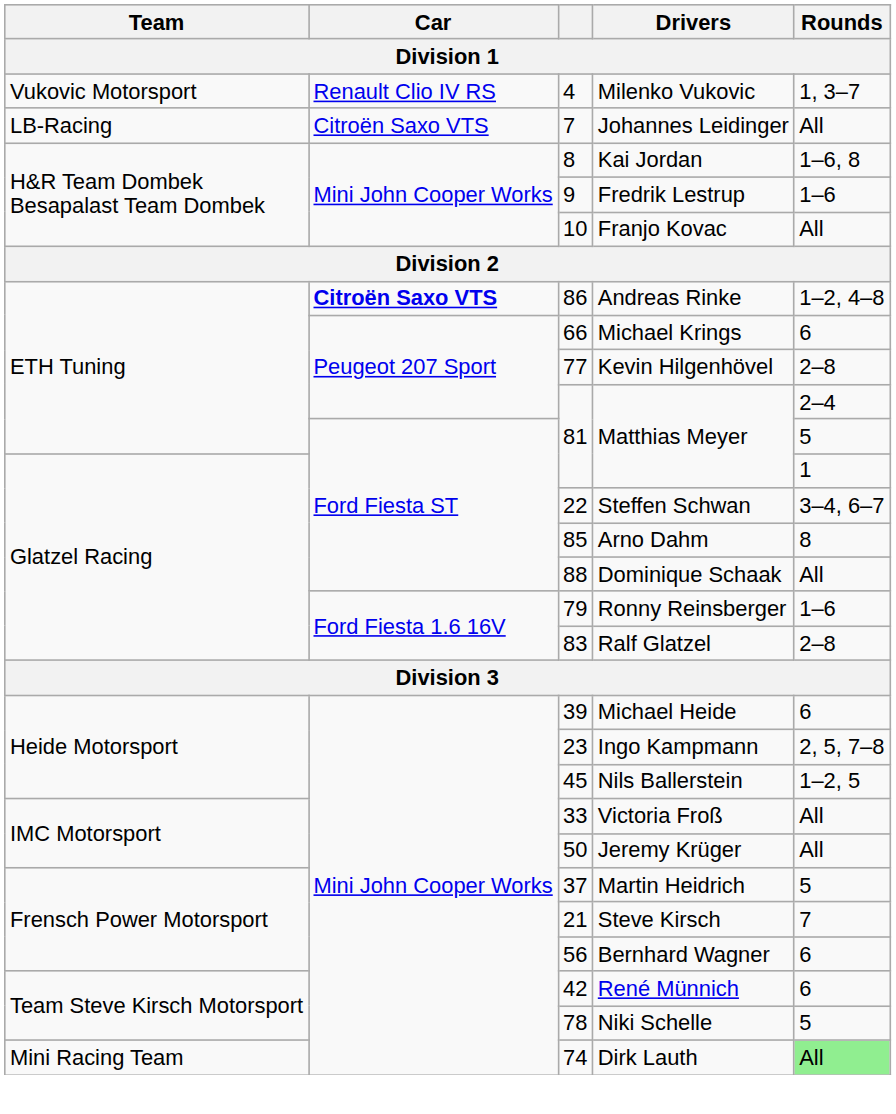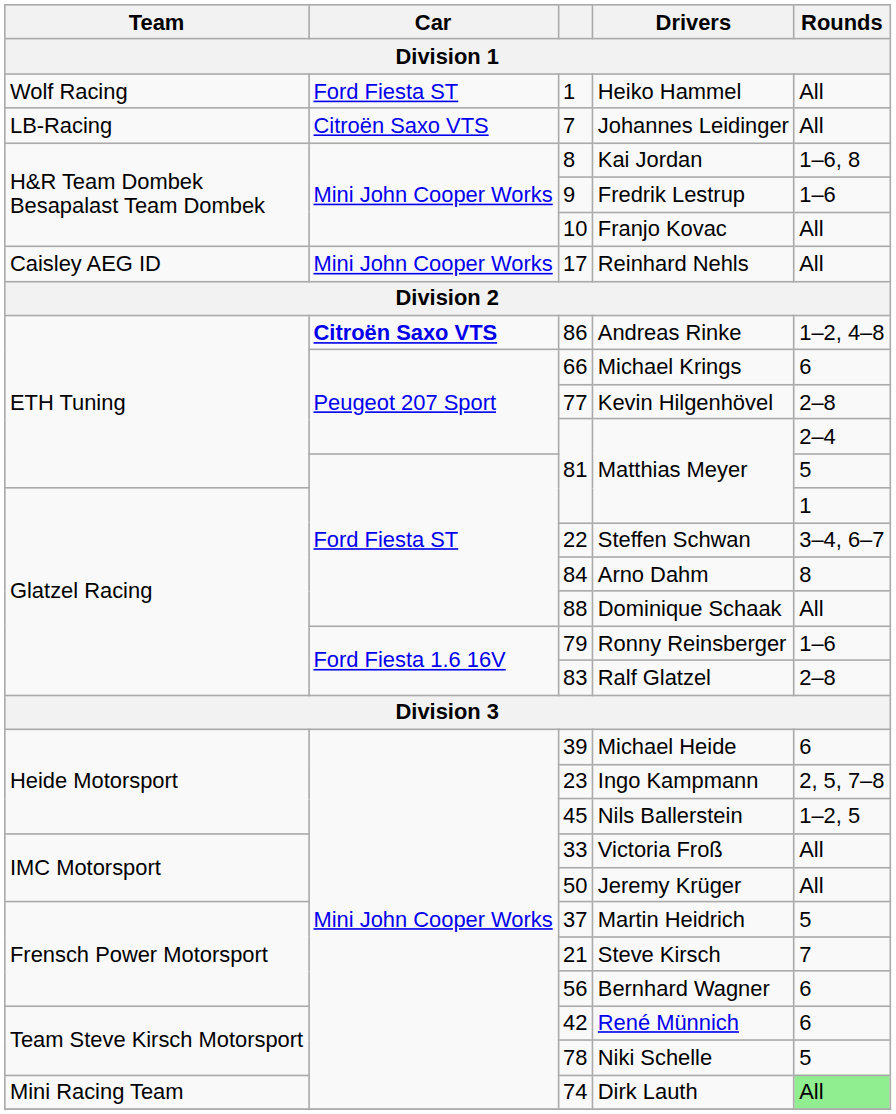+ row: (69, 91)
- row: (103, 91)
+ row: (85, 263)
(575, 539) 85 -> (575, 574) 84
